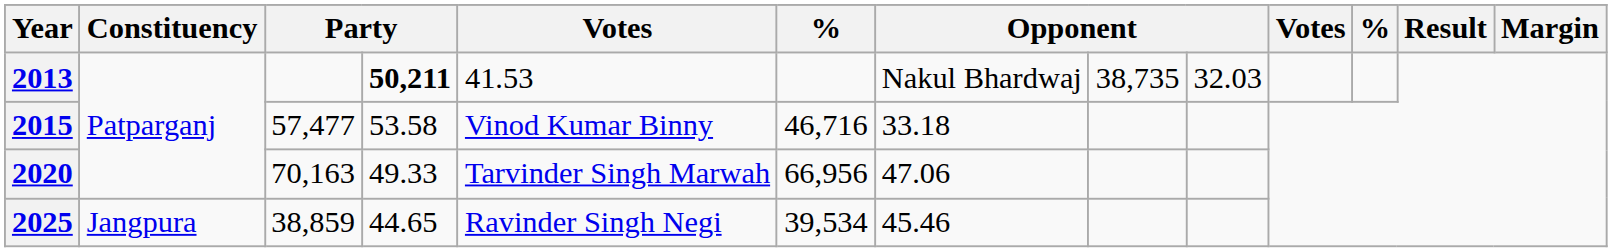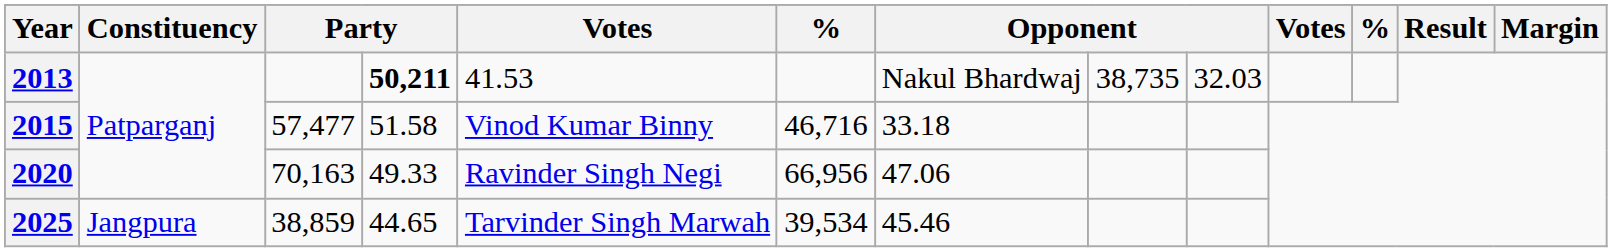(403, 125) 53.58 -> (403, 125) 51.58
(618, 173) Tarvinder Singh Marwah -> (593, 173) Ravinder Singh Negi
(593, 221) Ravinder Singh Negi -> (618, 221) Tarvinder Singh Marwah
